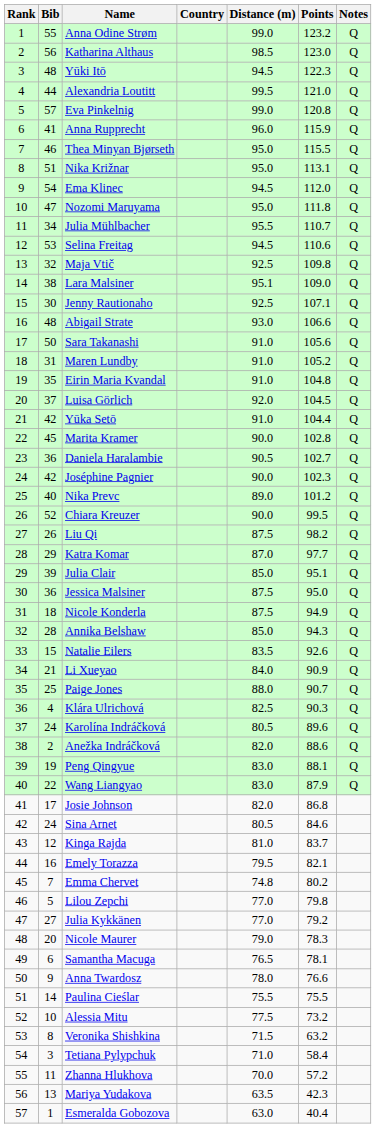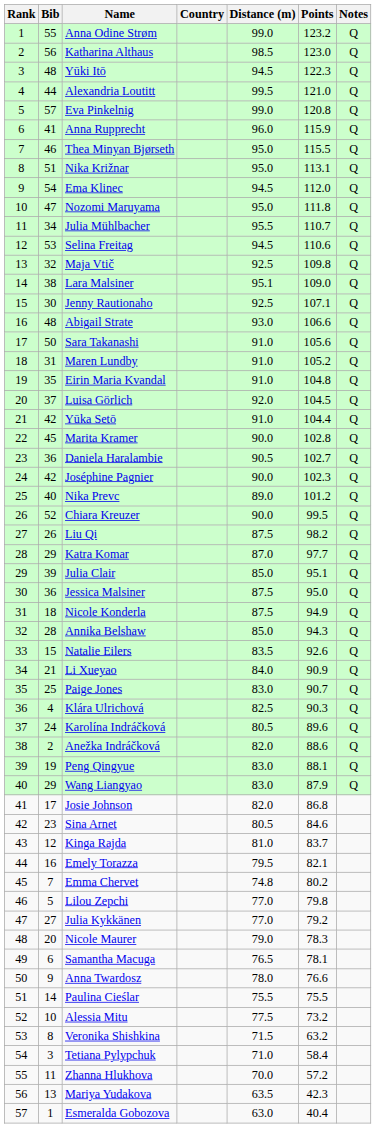(262, 689) 88.0 -> (262, 689) 83.0
(50, 785) 22 -> (50, 785) 29
(50, 824) 24 -> (50, 824) 23
